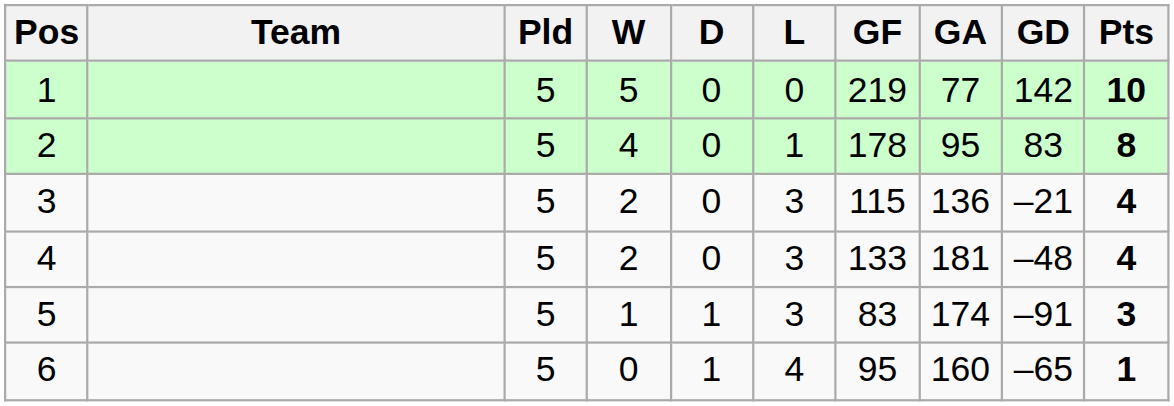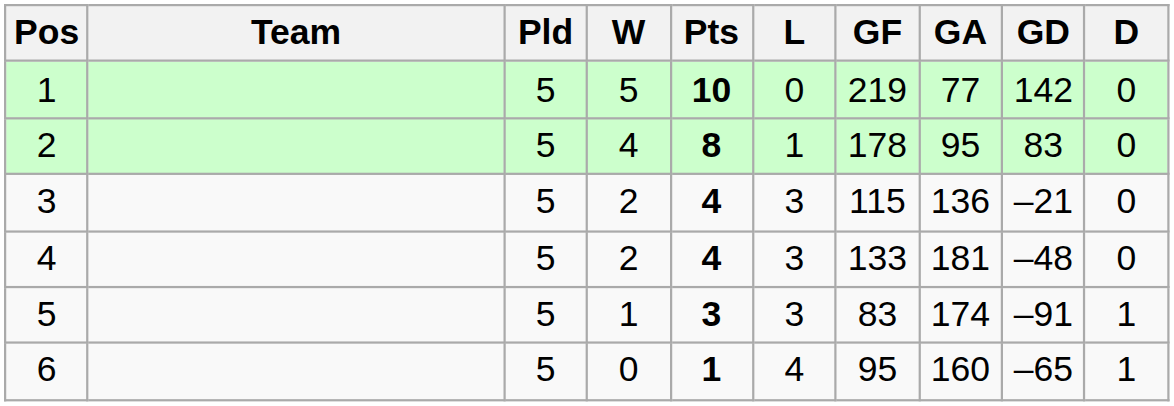columns swapped: (711, 32) <-> (1126, 32)
